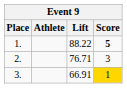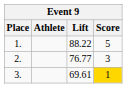(108, 43) bold -> (108, 43) normal
(80, 59) 76.71 -> (80, 59) 76.77
(80, 75) 66.91 -> (80, 75) 69.61
